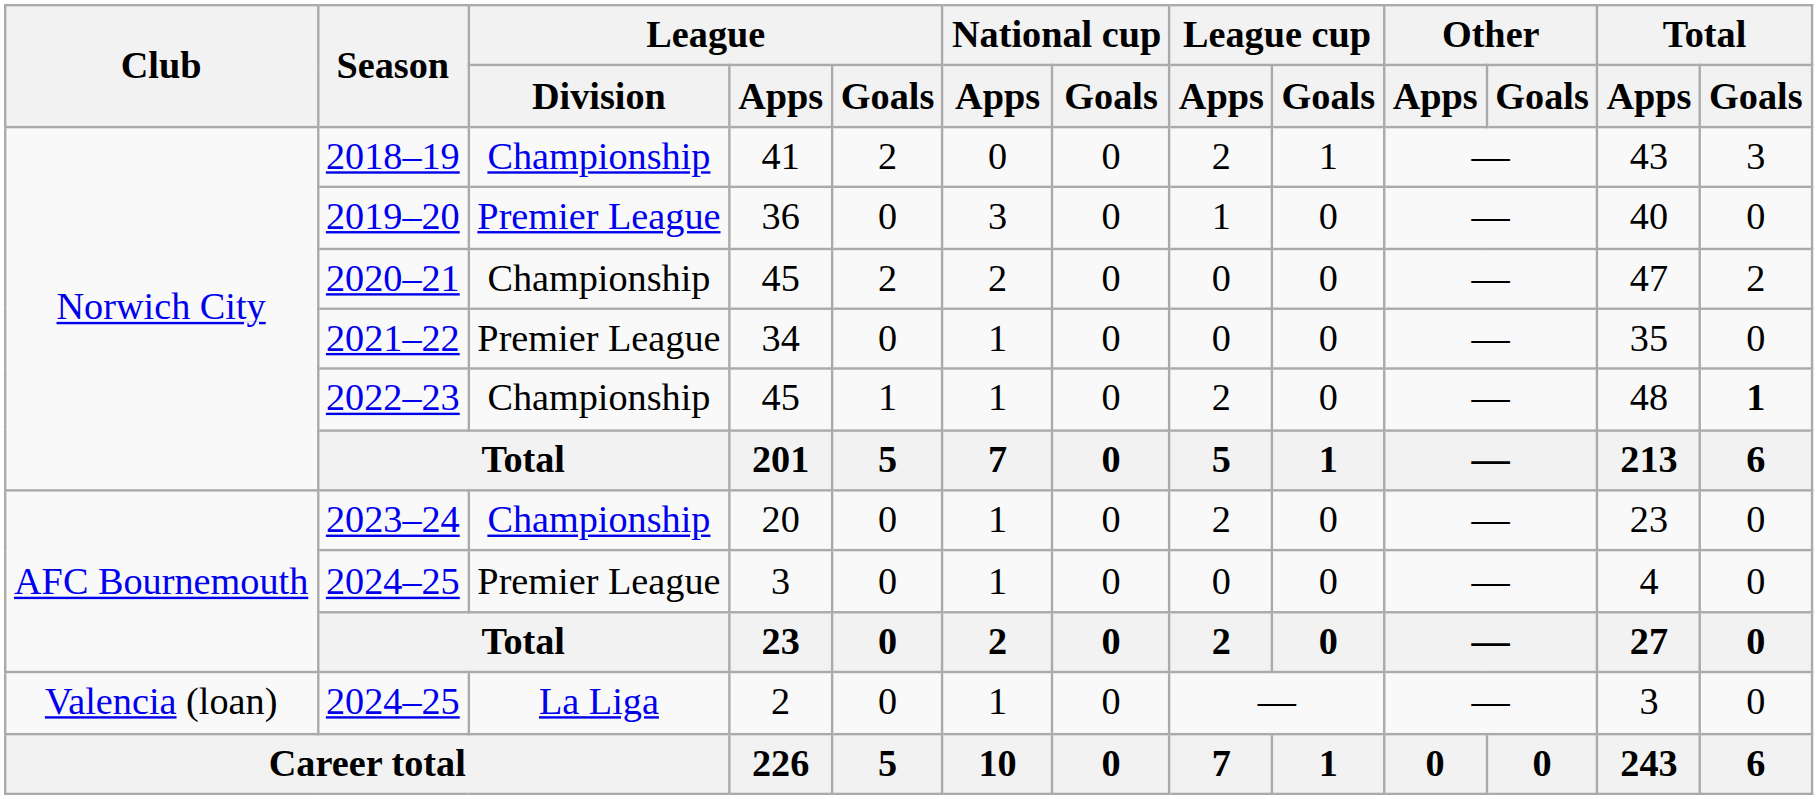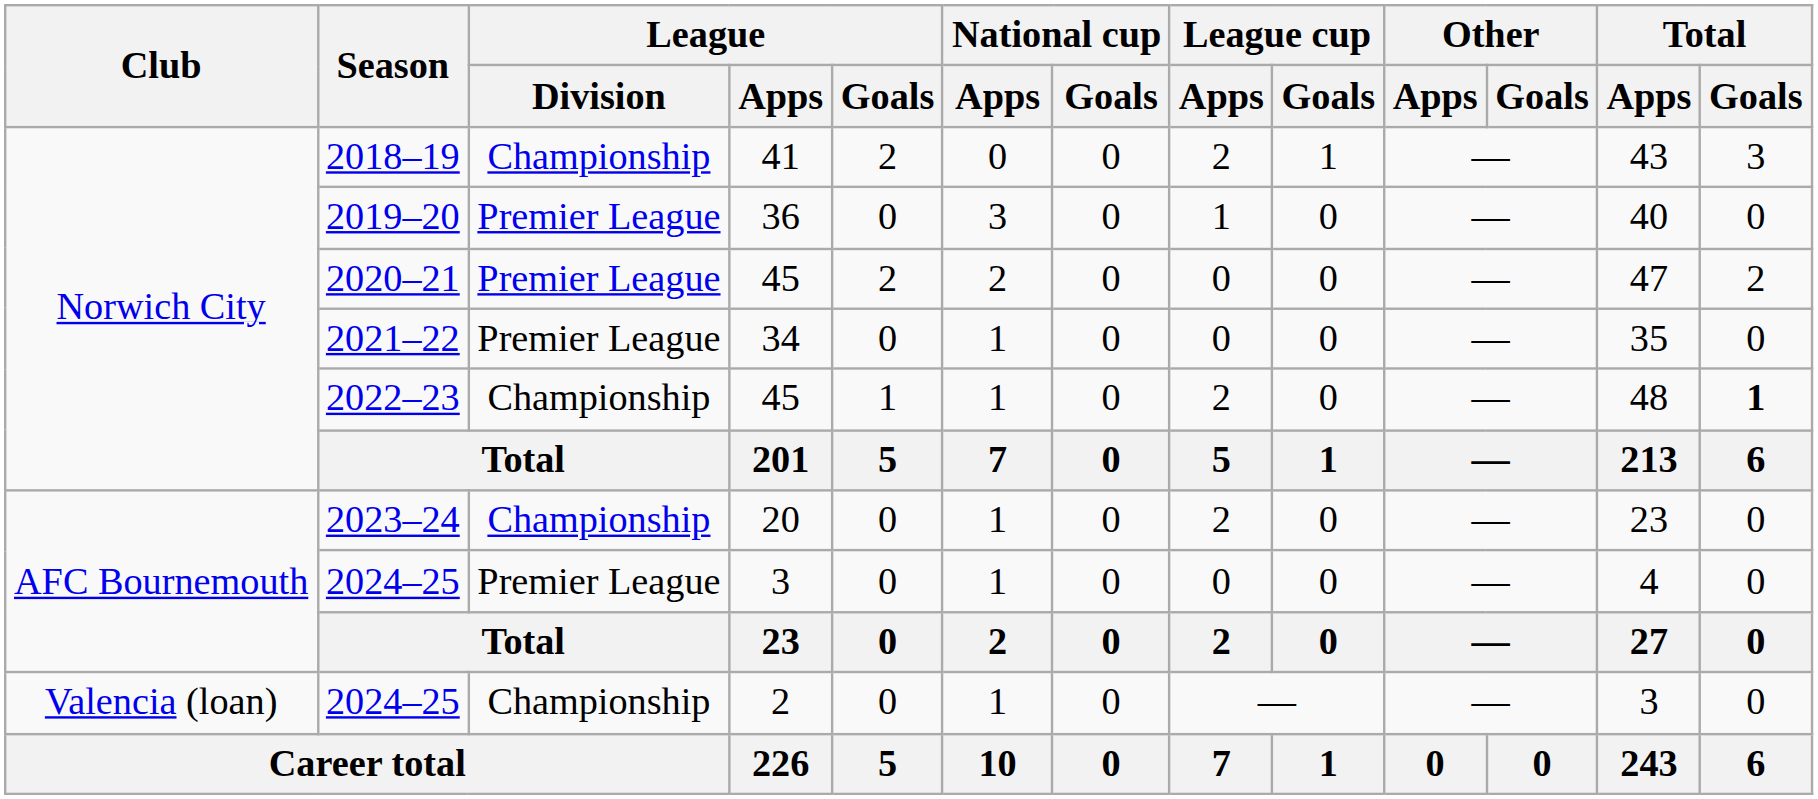(599, 277) Championship -> (599, 277) Premier League
(599, 701) La Liga -> (599, 701) Championship
